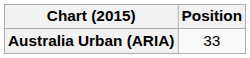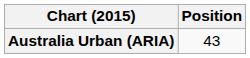(212, 41) 33 -> (212, 41) 43
